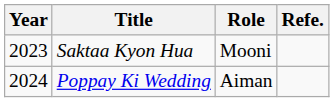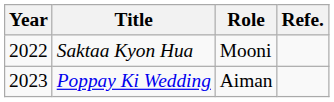(28, 50) 2023 -> (28, 50) 2022
(28, 81) 2024 -> (28, 81) 2023
